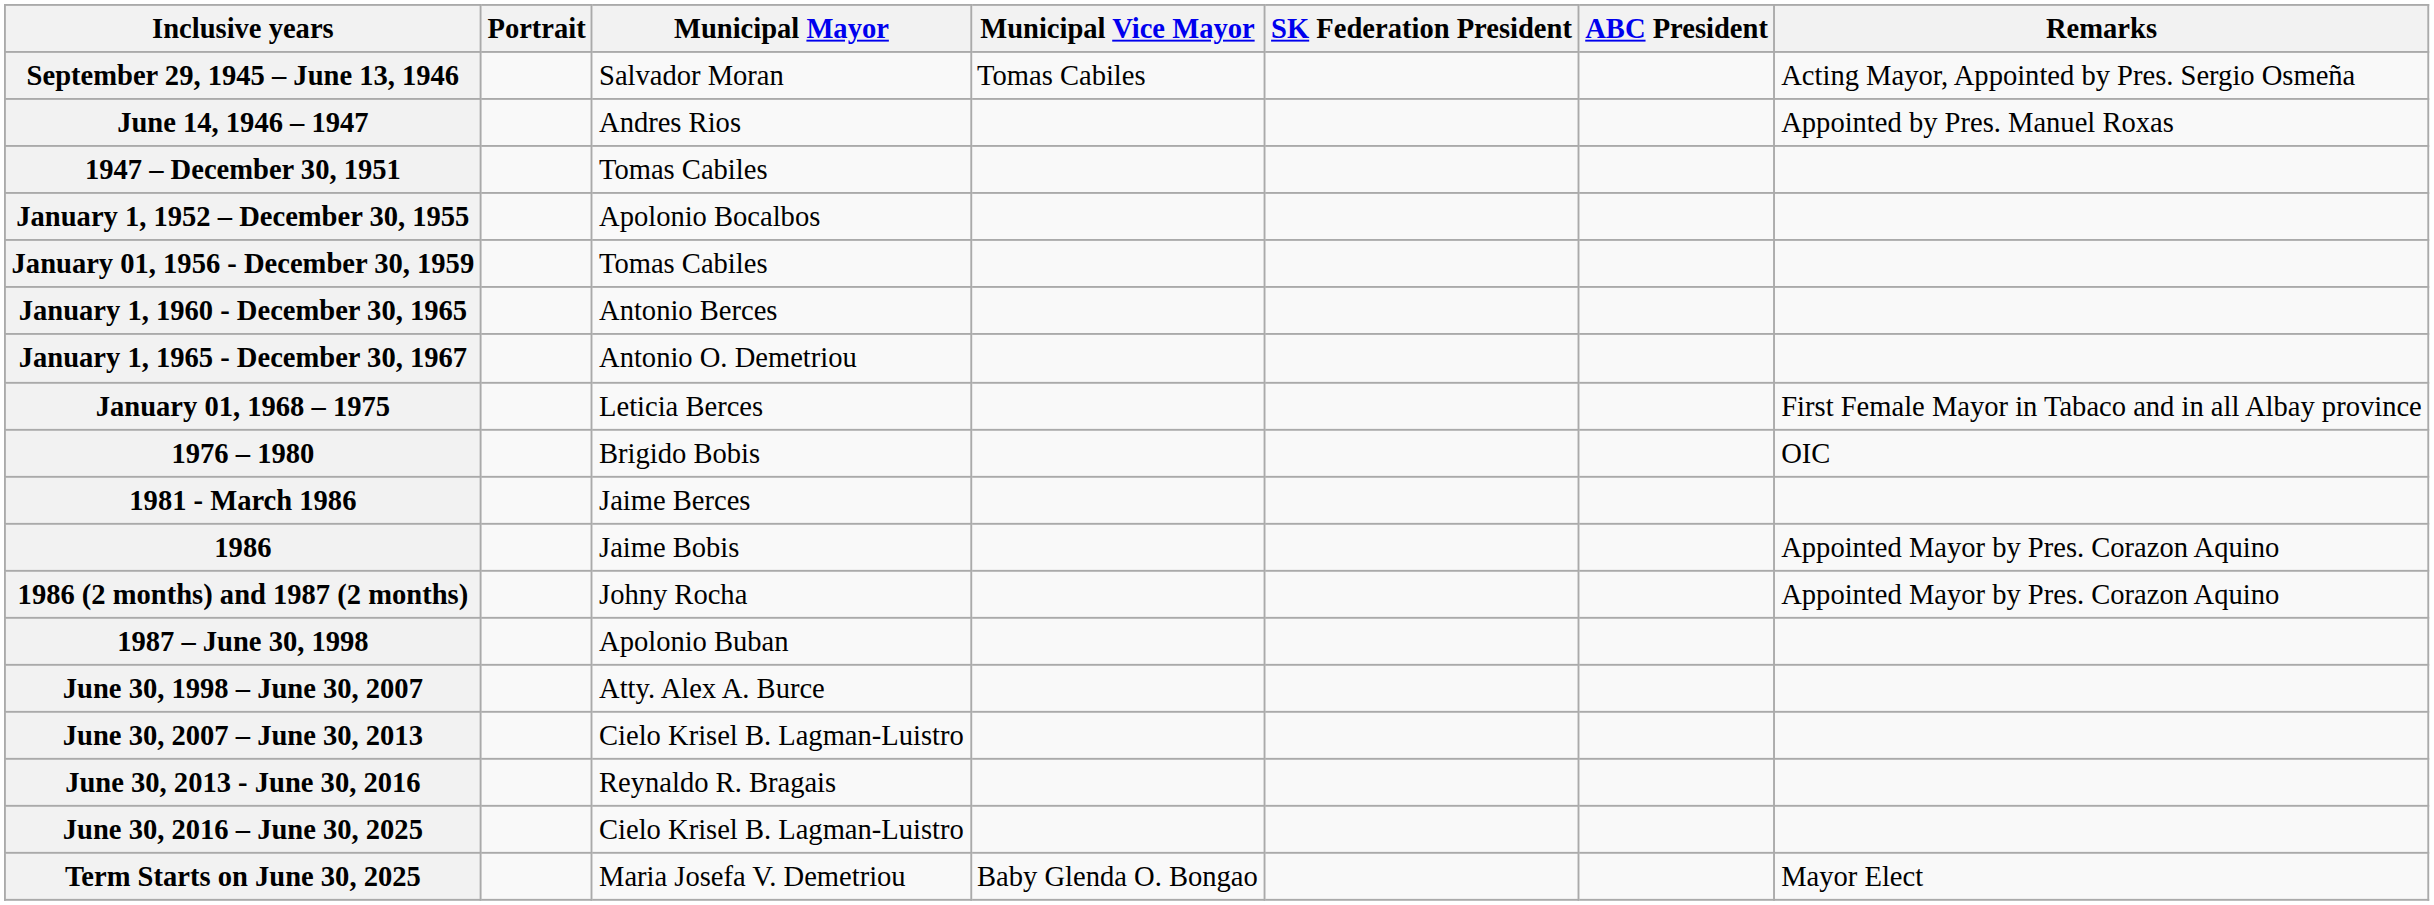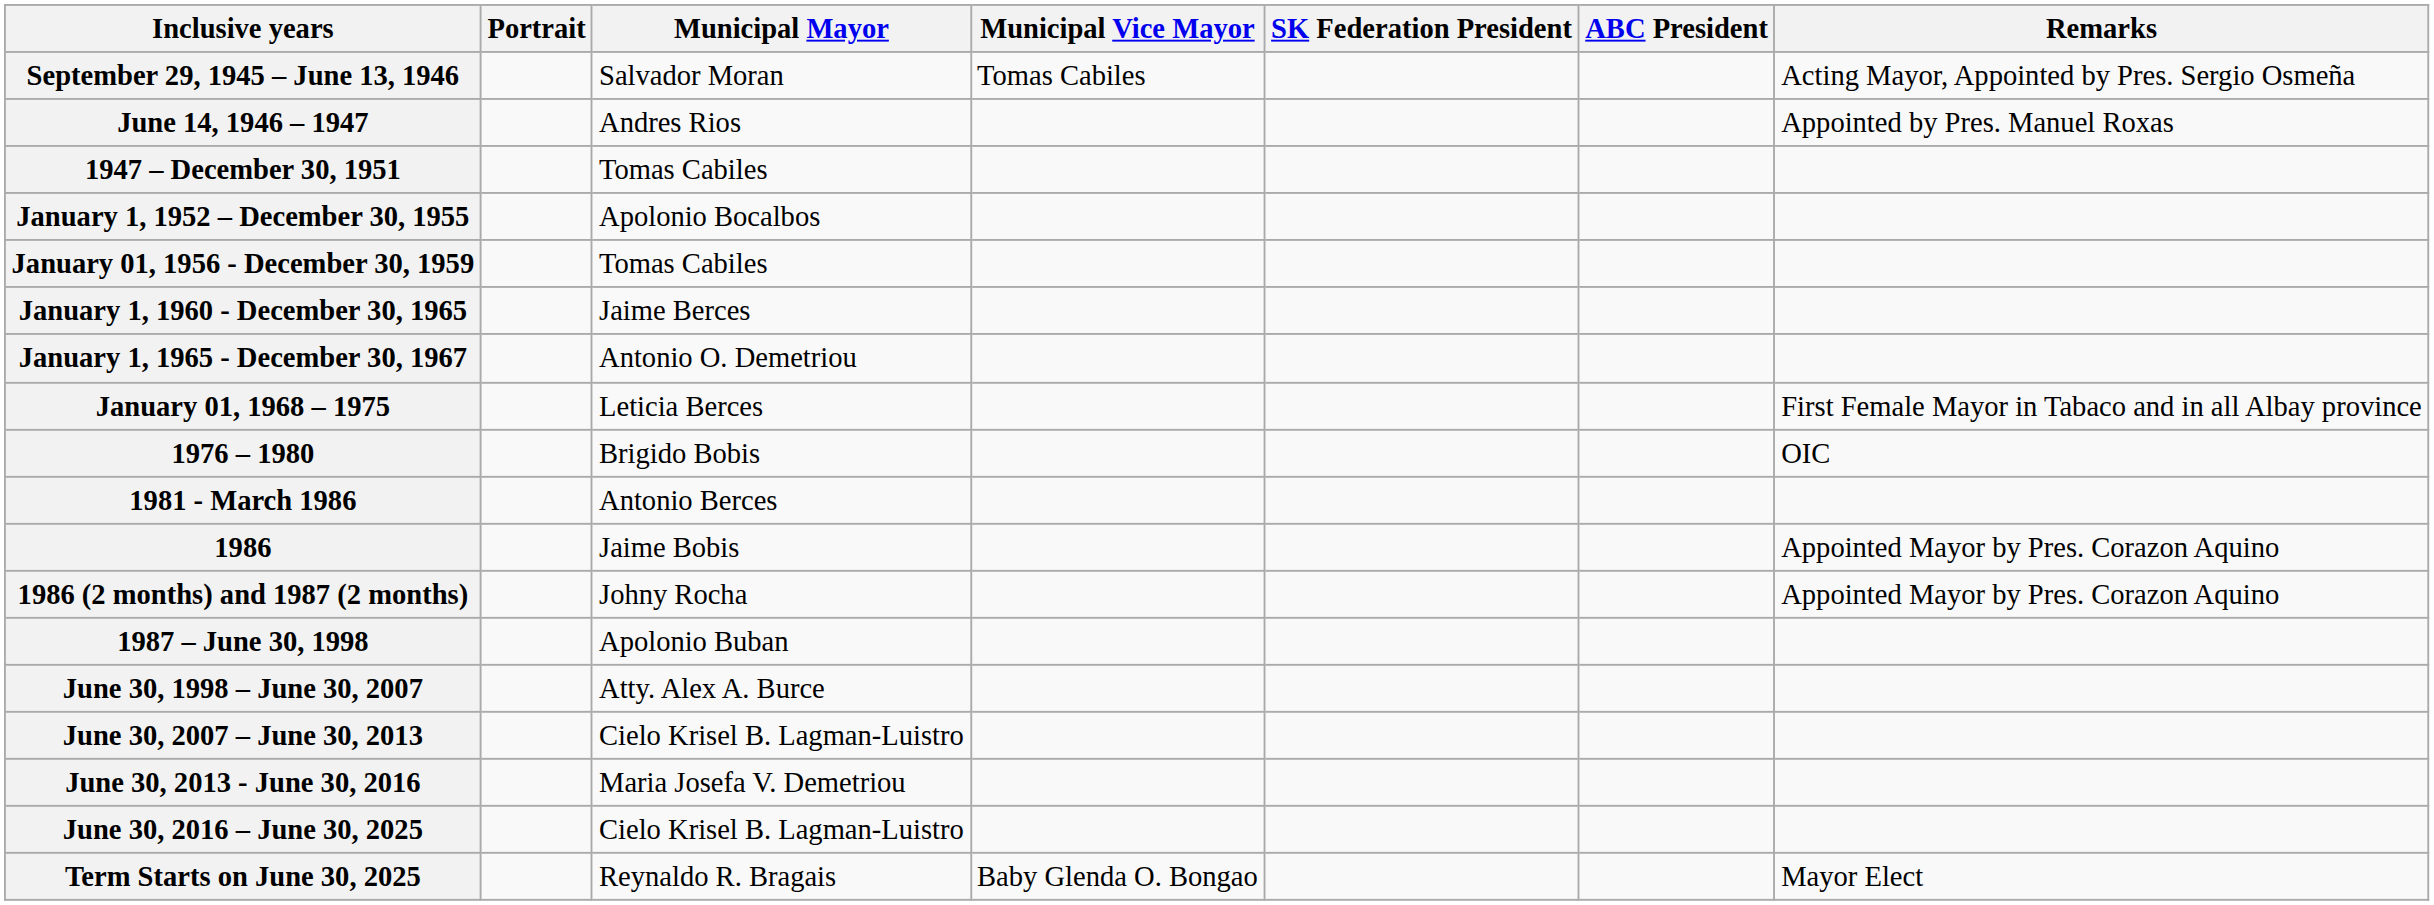(688, 310) Antonio Berces -> (675, 310) Jaime Berces
(675, 499) Jaime Berces -> (688, 499) Antonio Berces
(718, 782) Reynaldo R. Bragais -> (752, 782) Maria Josefa V. Demetriou
(752, 876) Maria Josefa V. Demetriou -> (718, 876) Reynaldo R. Bragais
